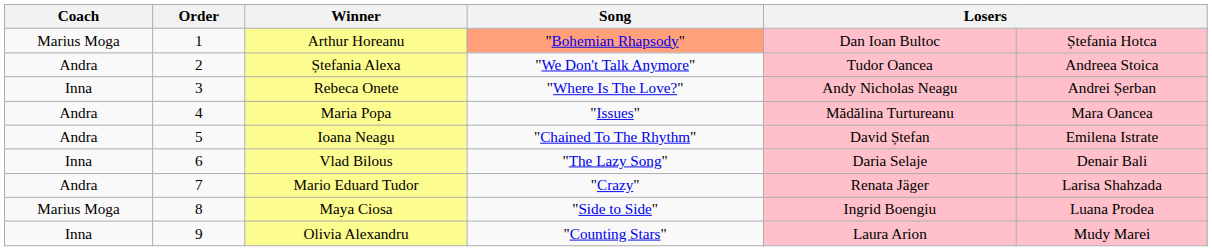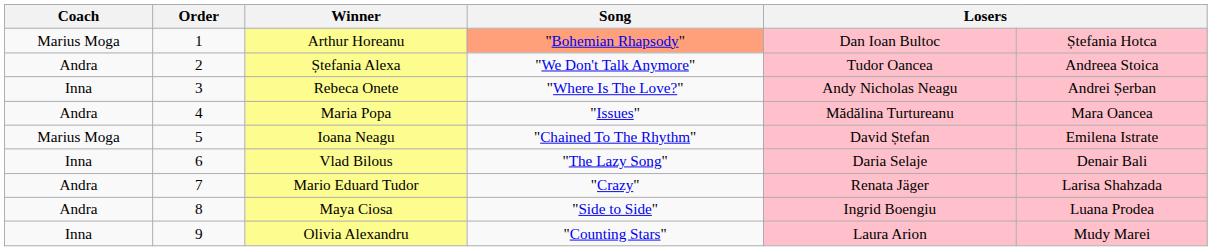(78, 137) Andra -> (78, 137) Marius Moga
(78, 209) Marius Moga -> (78, 209) Andra
